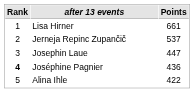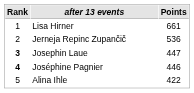(174, 40) 537 -> (174, 40) 536
(18, 53) normal -> (18, 53) bold
(174, 67) 436 -> (174, 67) 446
